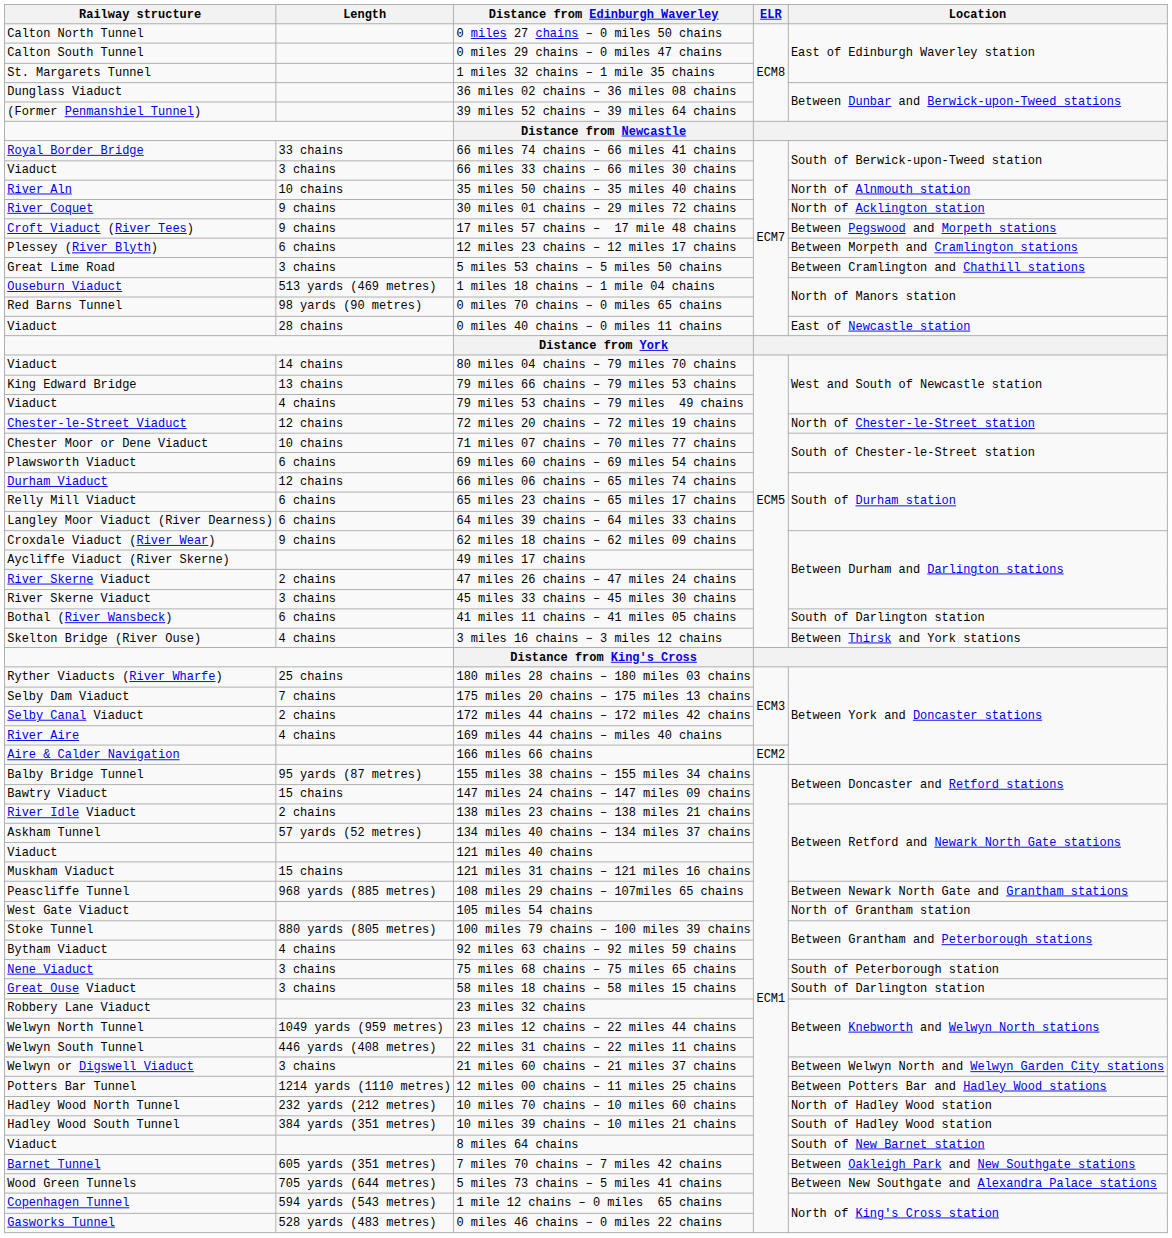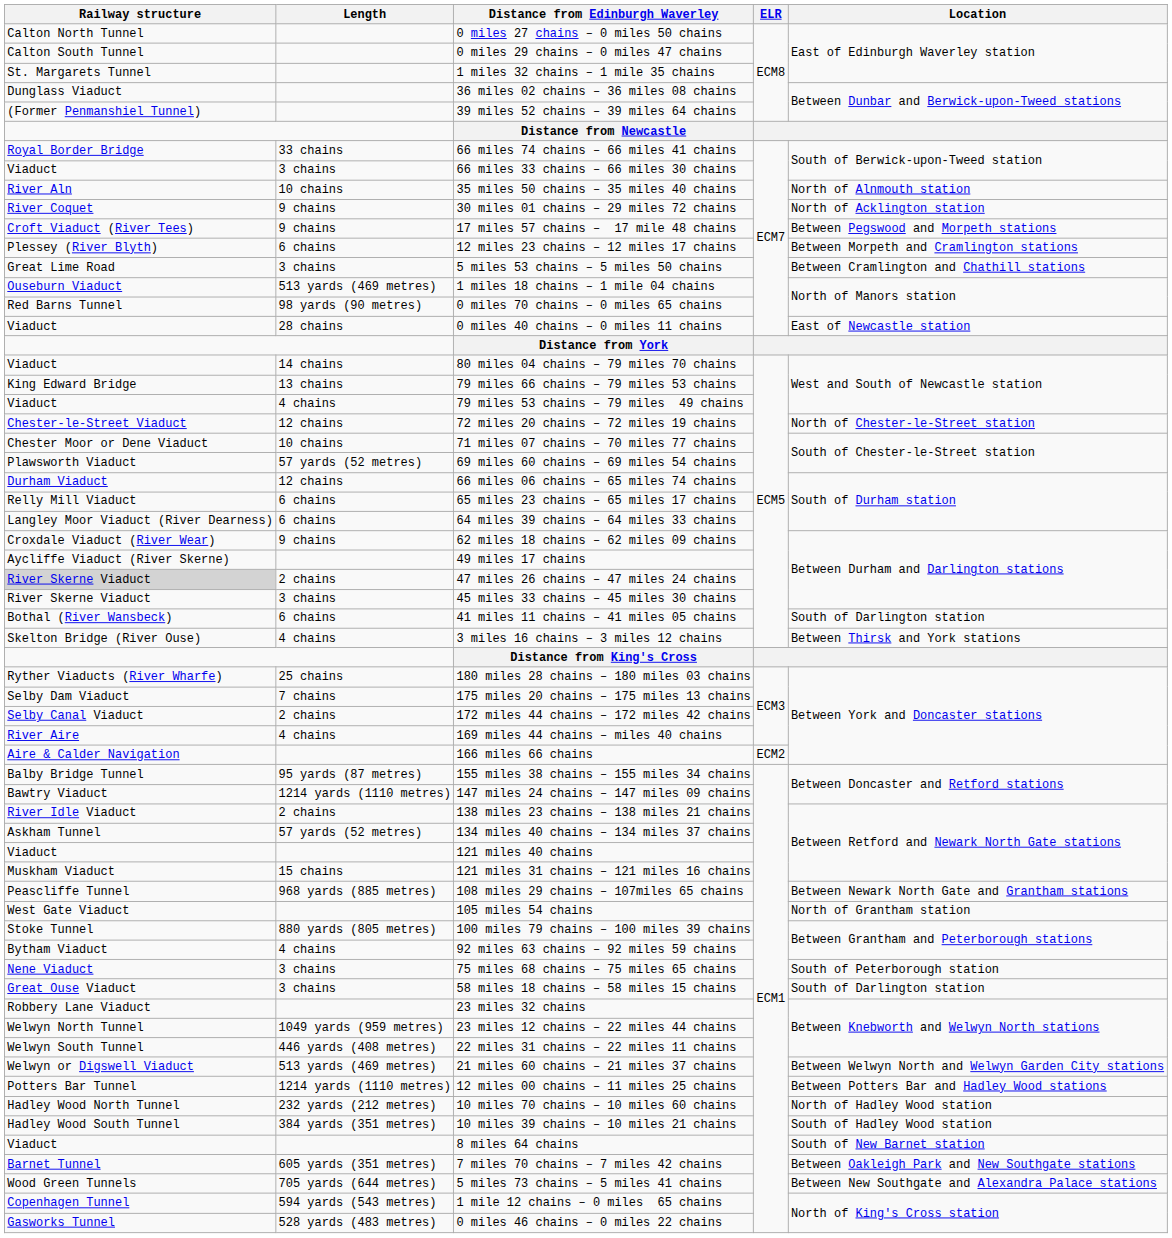(307, 463) 6 chains -> (350, 463) 57 yards (52 metres)
(79, 579) no background -> (79, 579) lightgrey background
(311, 794) 15 chains -> (365, 794) 1214 yards (1110 metres)
(307, 1067) 3 chains -> (358, 1067) 513 yards (469 metres)
